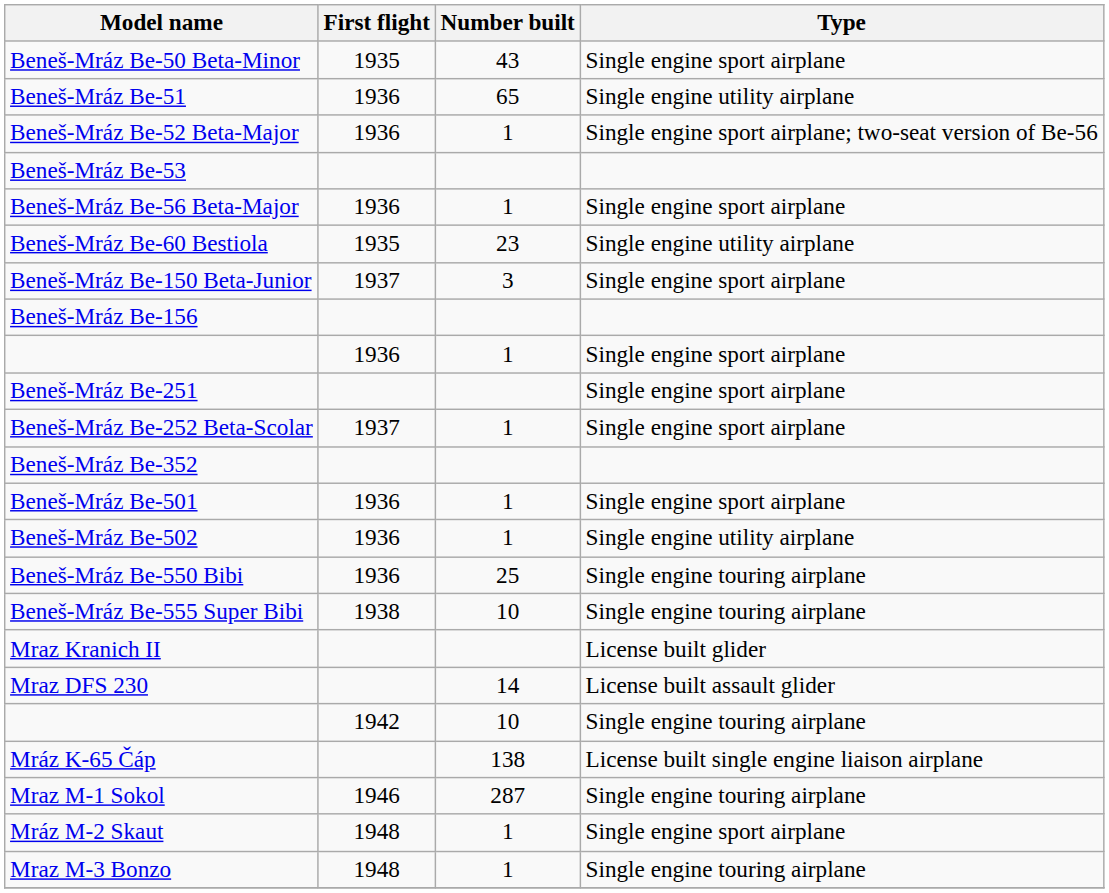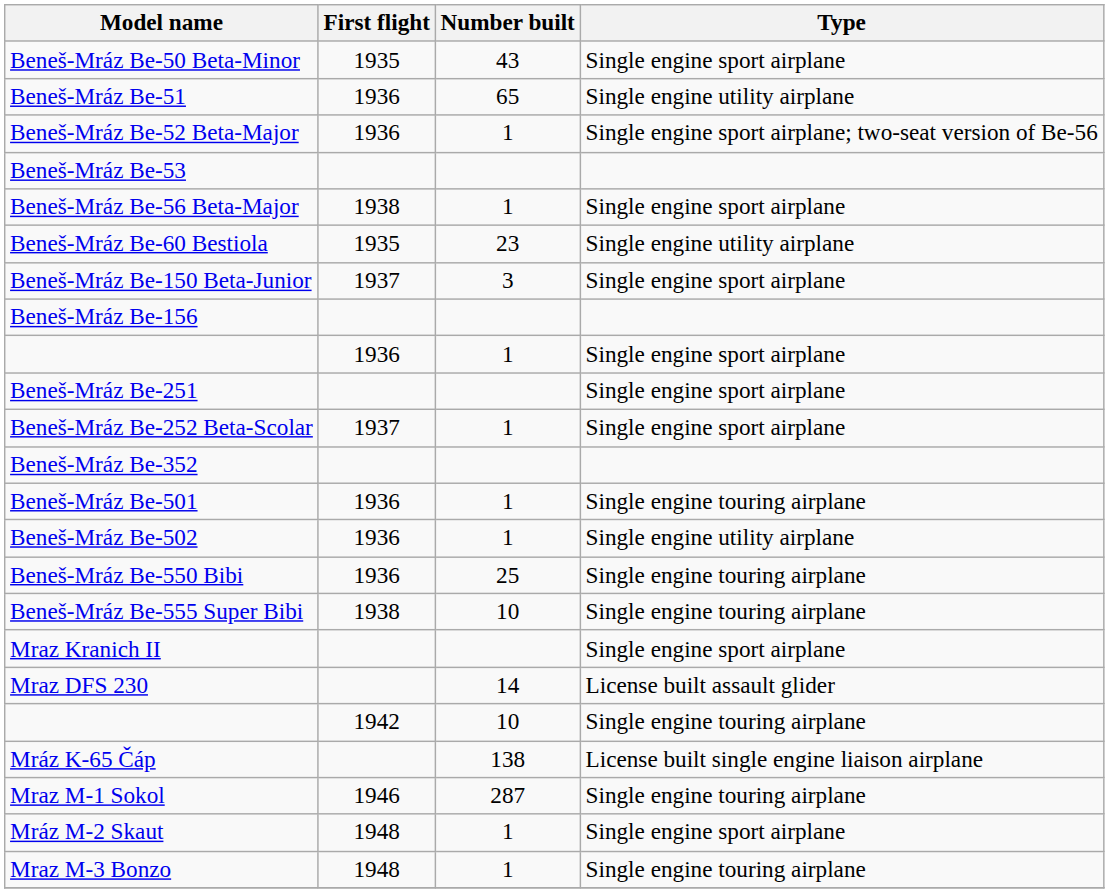(377, 206) 1936 -> (377, 206) 1938
(715, 501) Single engine sport airplane -> (726, 501) Single engine touring airplane
(676, 648) License built glider -> (715, 648) Single engine sport airplane
